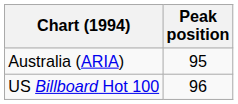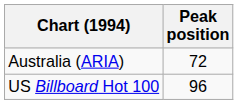(198, 61) 95 -> (198, 61) 72
